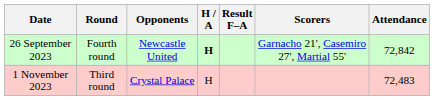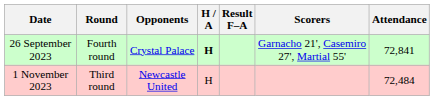(162, 50) Newcastle United -> (162, 50) Crystal Palace
(399, 50) 72,842 -> (399, 50) 72,841
(162, 80) Crystal Palace -> (162, 80) Newcastle United
(399, 80) 72,483 -> (399, 80) 72,484
